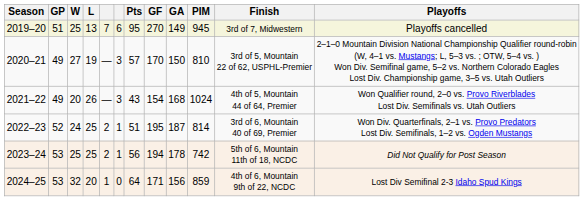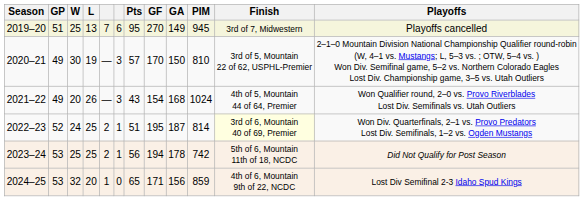(75, 61) 27 -> (75, 61) 30
(264, 128) no background -> (264, 128) lightyellow background
(134, 182) 64 -> (134, 182) 65
